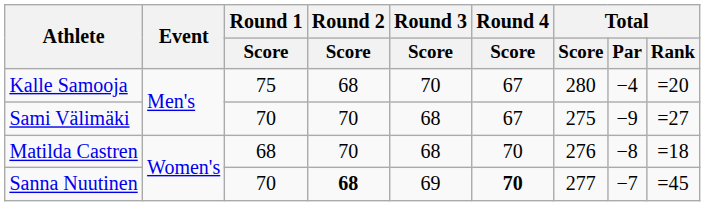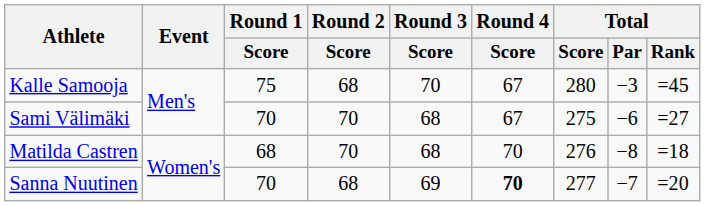(627, 85) −4 -> (627, 85) −3
(673, 85) =20 -> (673, 85) =45
(627, 118) −9 -> (627, 118) −6
(348, 184) bold -> (348, 184) normal
(673, 184) =45 -> (673, 184) =20
